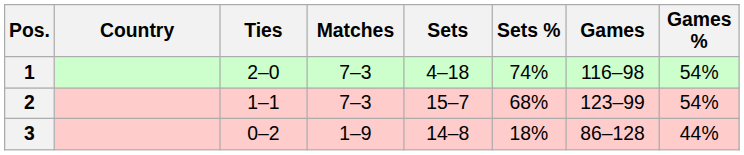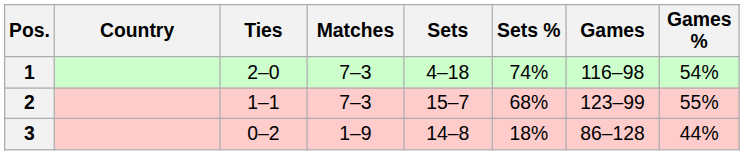(699, 103) 54% -> (699, 103) 55%
